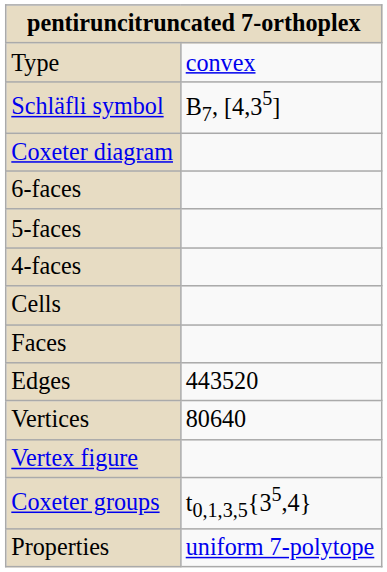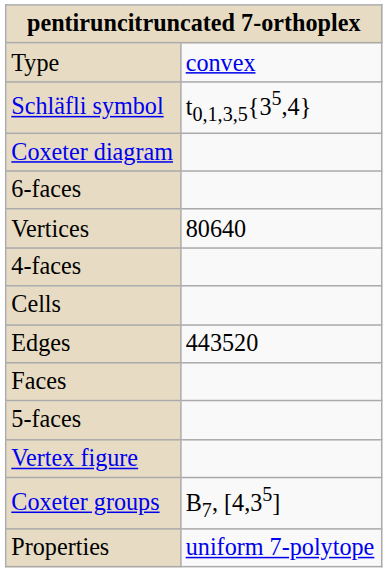(233, 106) B7, [4,35] -> (249, 106) t0,1,3,5{35,4}
rows swapped: (46, 228) <-> (50, 419)
rows swapped: (39, 343) <-> (41, 381)
(249, 502) t0,1,3,5{35,4} -> (233, 502) B7, [4,35]
